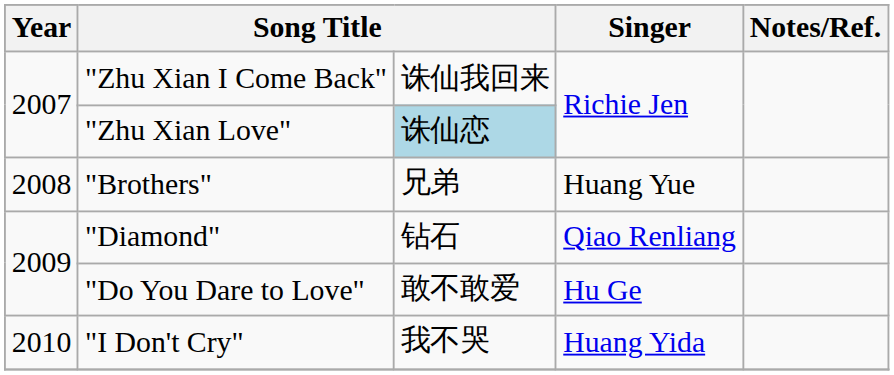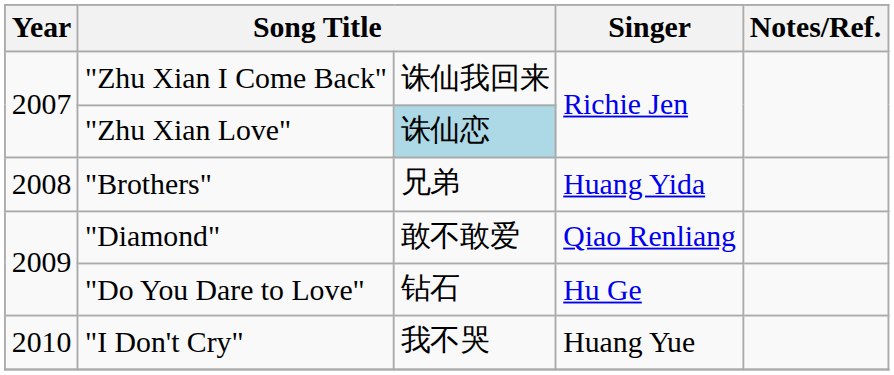(629, 183) Huang Yue -> (634, 183) Huang Yida
(430, 235) 钻石 -> (460, 235) 敢不敢爱
(460, 288) 敢不敢爱 -> (430, 288) 钻石
(634, 341) Huang Yida -> (629, 341) Huang Yue
